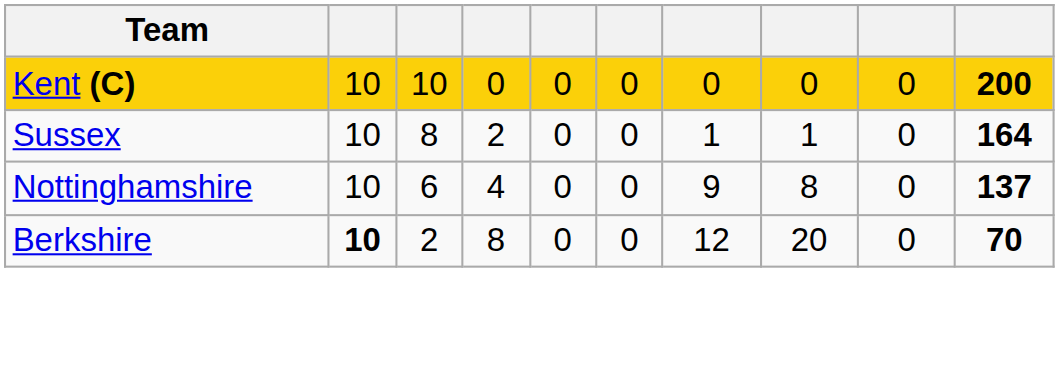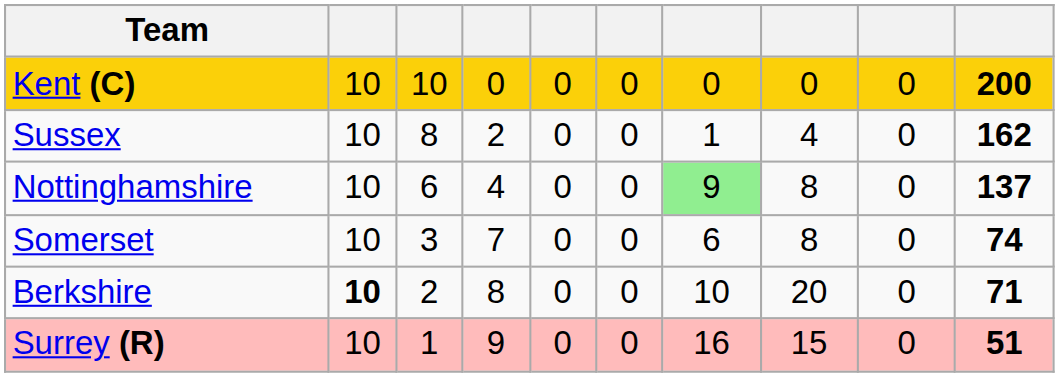(809, 135) 1 -> (809, 135) 4
(1004, 135) 164 -> (1004, 135) 162
(711, 187) no background -> (711, 187) lightgreen background
+ row: (83, 239)
(711, 239) 12 -> (711, 291) 10
(1004, 239) 70 -> (1004, 291) 71
+ row: (89, 344)
